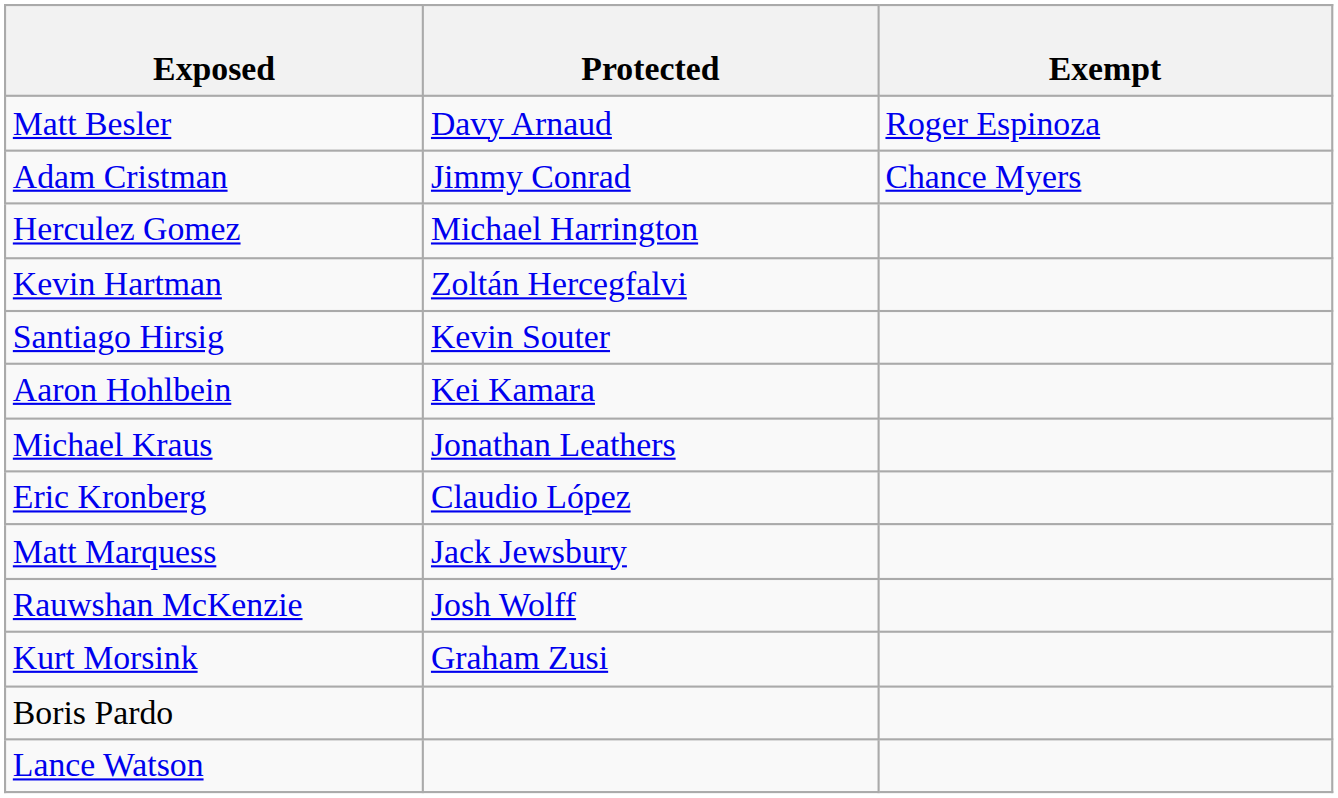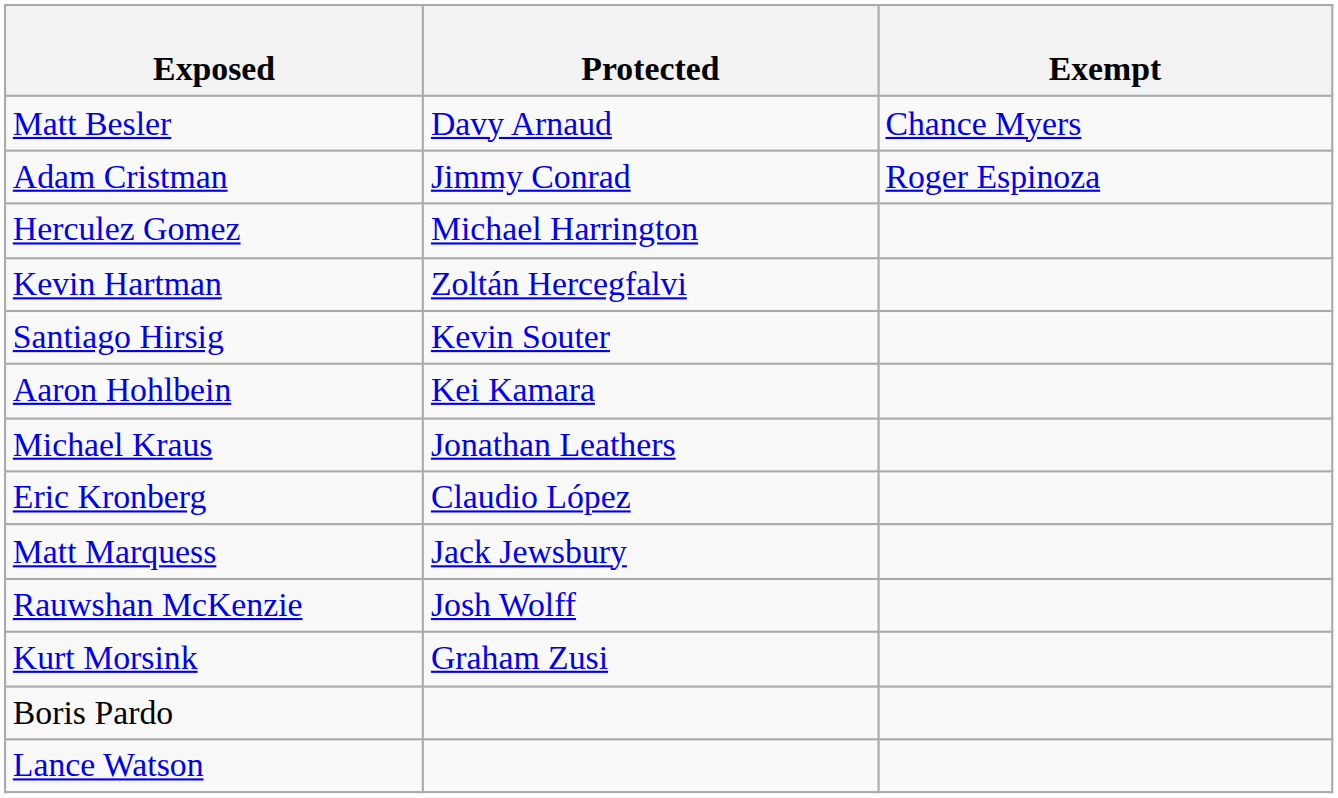(993, 122) Roger Espinoza -> (983, 122) Chance Myers
(983, 176) Chance Myers -> (993, 176) Roger Espinoza
